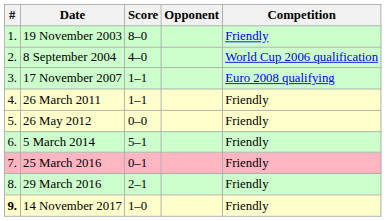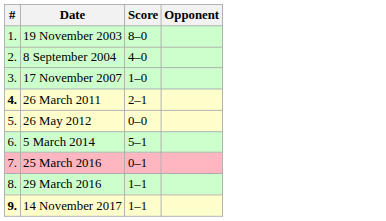- column: (302, 15)
(138, 78) 1–1 -> (138, 78) 1–0
(12, 100) normal -> (12, 100) bold
(138, 100) 1–1 -> (138, 100) 2–1
(138, 184) 2–1 -> (138, 184) 1–1
(138, 205) 1–0 -> (138, 205) 1–1
